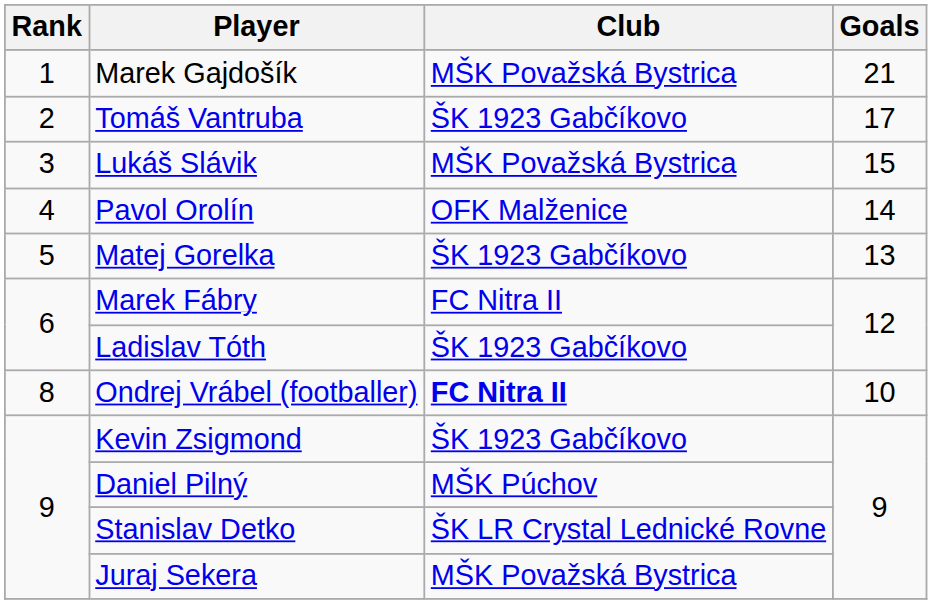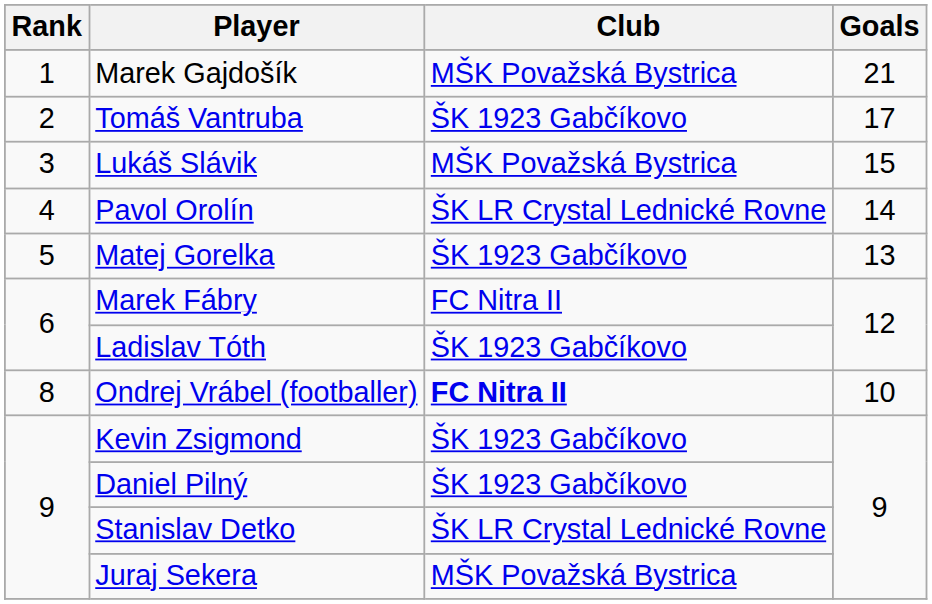(529, 210) OFK Malženice -> (628, 210) ŠK LR Crystal Lednické Rovne
(514, 484) MŠK Púchov -> (559, 484) ŠK 1923 Gabčíkovo
